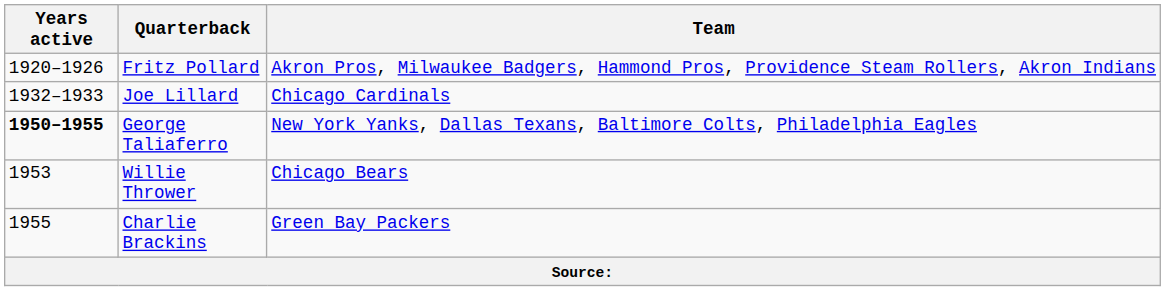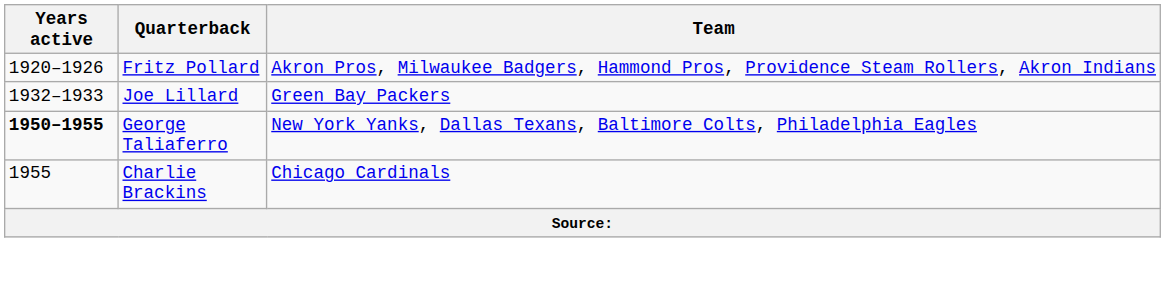(361, 96) Chicago Cardinals -> (361, 96) Green Bay Packers
- row: (159, 184)
(361, 223) Green Bay Packers -> (361, 174) Chicago Cardinals
